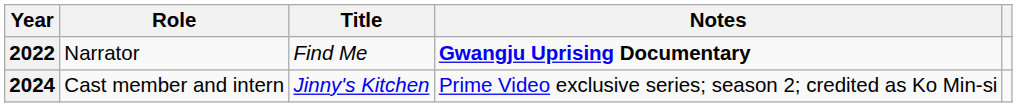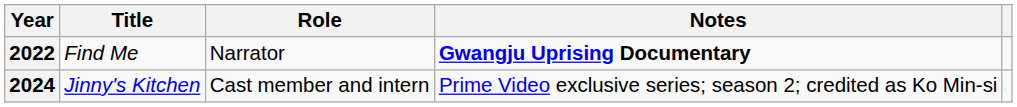columns swapped: (361, 20) <-> (174, 20)
